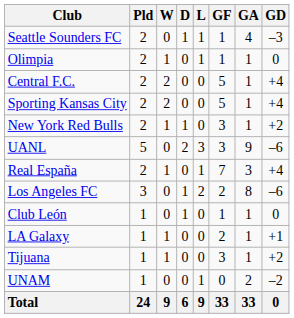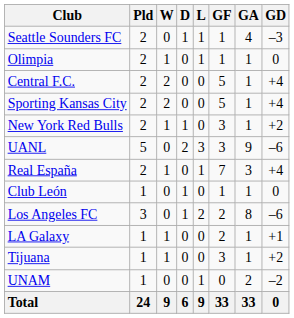rows swapped: (53, 192) <-> (37, 214)
